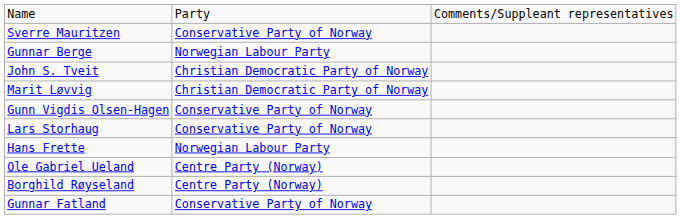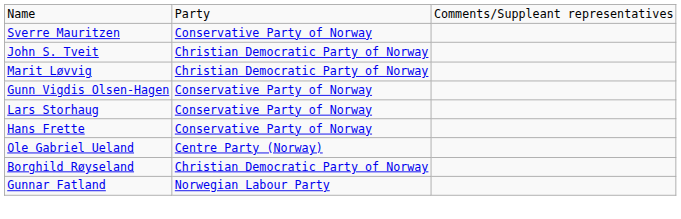- row: (49, 52)
(252, 147) Norwegian Labour Party -> (273, 128) Conservative Party of Norway
(249, 186) Centre Party (Norway) -> (302, 167) Christian Democratic Party of Norway
(273, 205) Conservative Party of Norway -> (252, 186) Norwegian Labour Party
